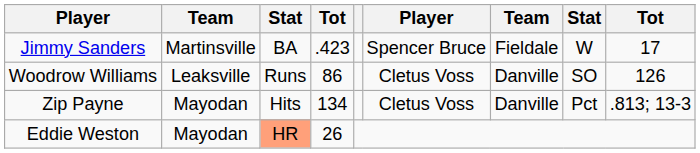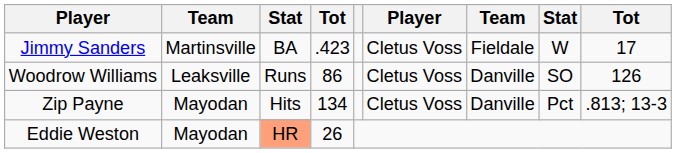(426, 47) Spencer Bruce -> (414, 47) Cletus Voss
